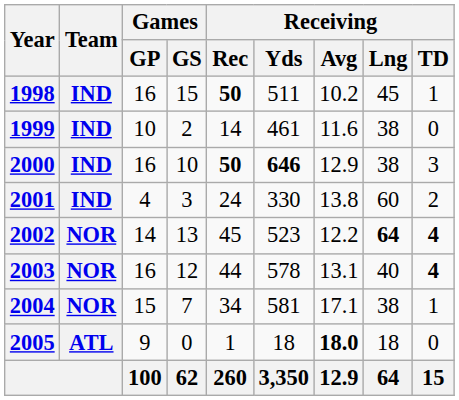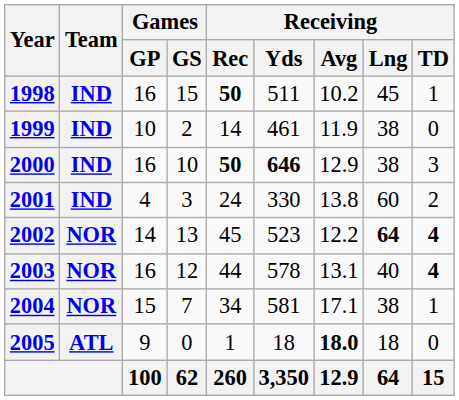(339, 128) 11.6 -> (339, 128) 11.9
